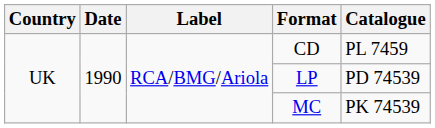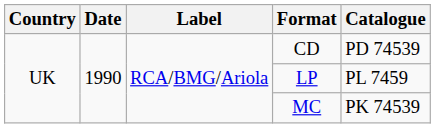(377, 48) PL 7459 -> (383, 48) PD 74539
(383, 78) PD 74539 -> (377, 78) PL 7459
